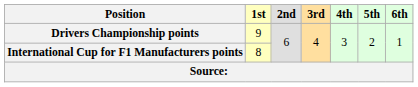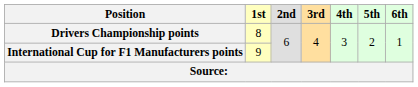(258, 33) 9 -> (258, 33) 8
(258, 52) 8 -> (258, 52) 9
